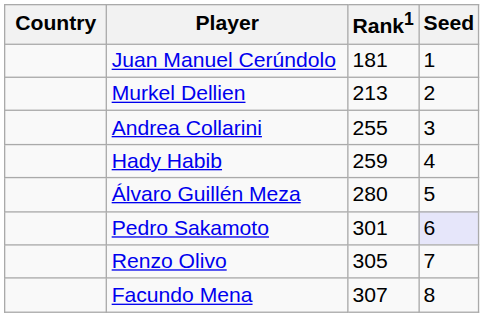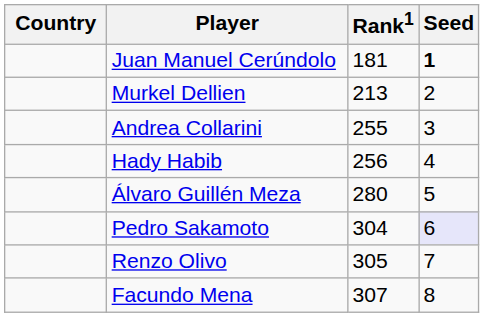(429, 60) normal -> (429, 60) bold
(370, 160) 259 -> (370, 160) 256
(370, 227) 301 -> (370, 227) 304
